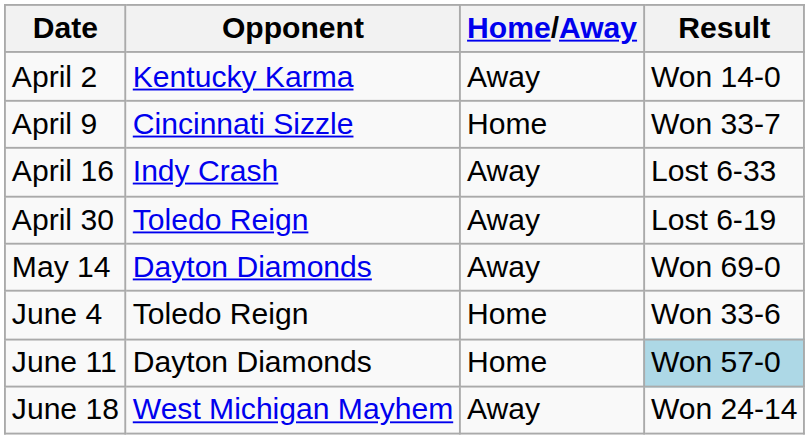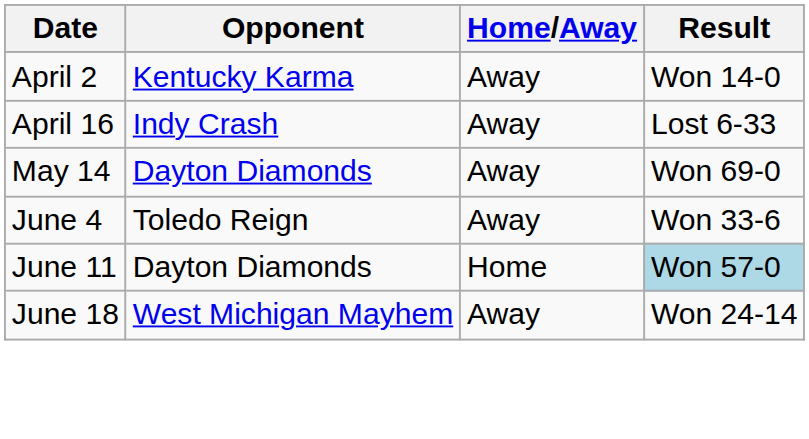- row: (55, 123)
- row: (63, 219)
(507, 314) Home -> (504, 219) Away
